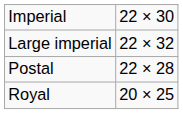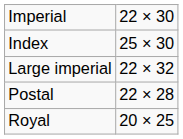+ row: (28, 43)
